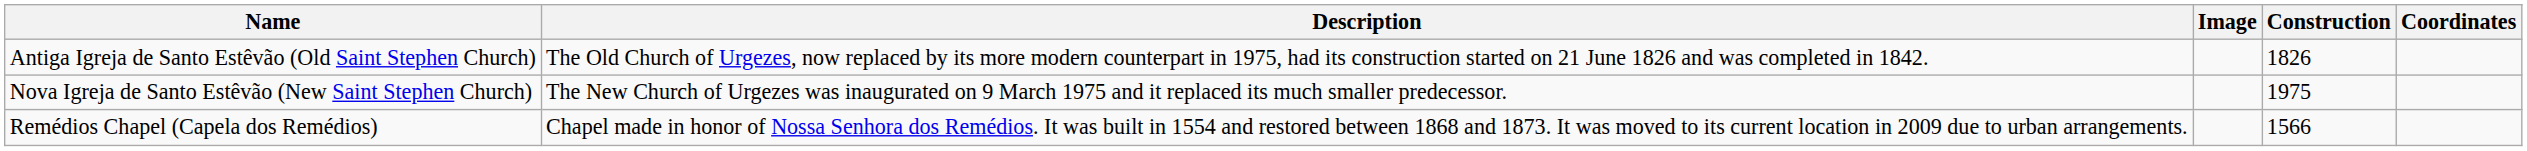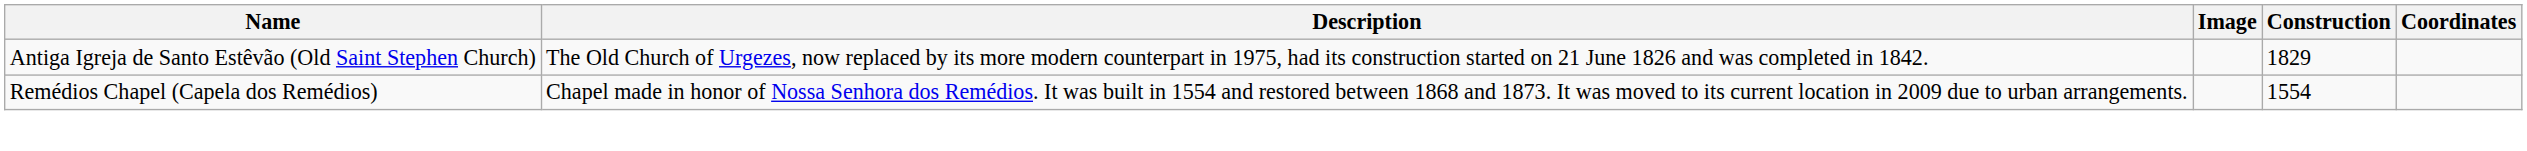(2289, 57) 1826 -> (2289, 57) 1829
- row: (271, 92)
(2289, 127) 1566 -> (2289, 92) 1554
